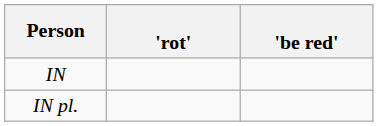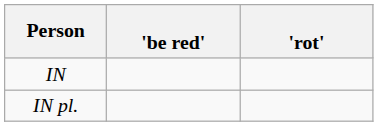columns swapped: (306, 42) <-> (173, 42)
